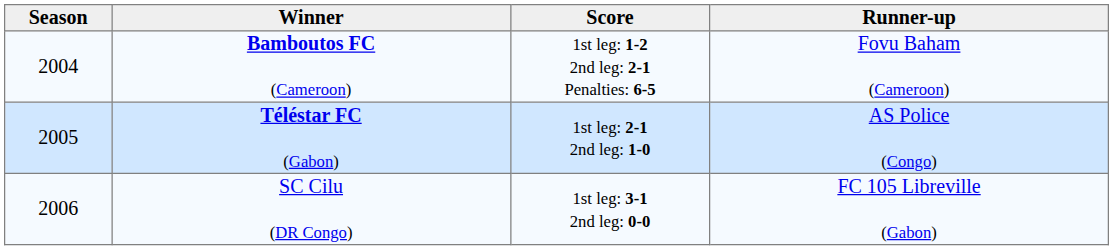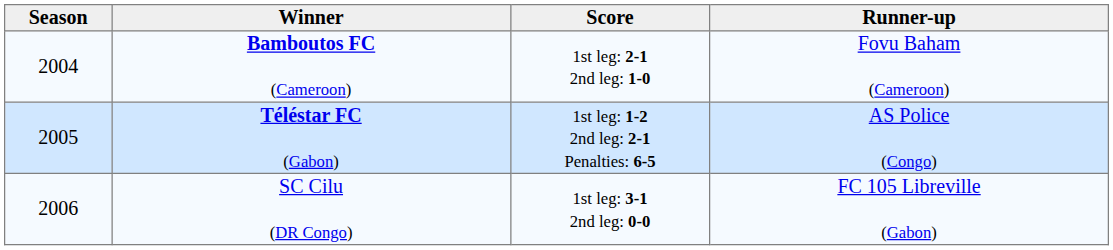(610, 67) 1st leg: 1-2 2nd leg: 2-1 Penalties: 6-5 -> (610, 67) 1st leg: 2-1 2nd leg: 1-0
(610, 138) 1st leg: 2-1 2nd leg: 1-0 -> (610, 138) 1st leg: 1-2 2nd leg: 2-1 Penalties: 6-5
